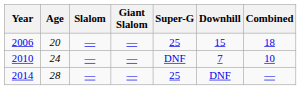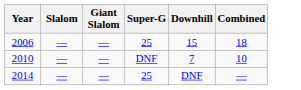- column: (55, 19)
